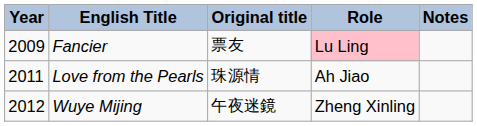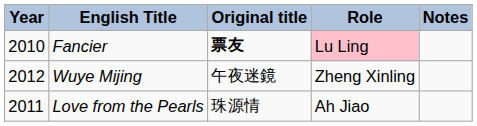(27, 46) 2009 -> (27, 46) 2010
(228, 45) normal -> (228, 45) bold
rows swapped: (128, 76) <-> (97, 106)
